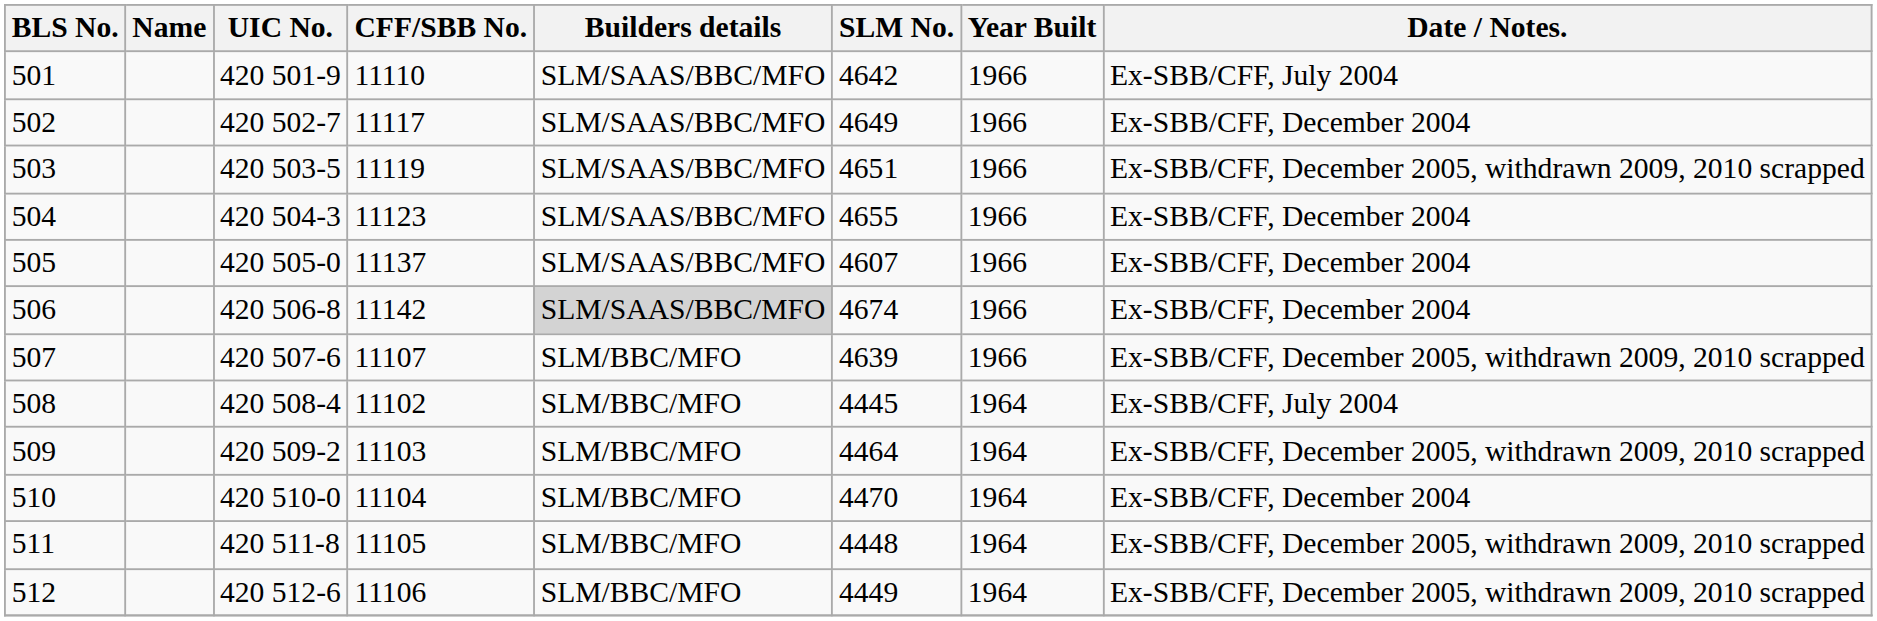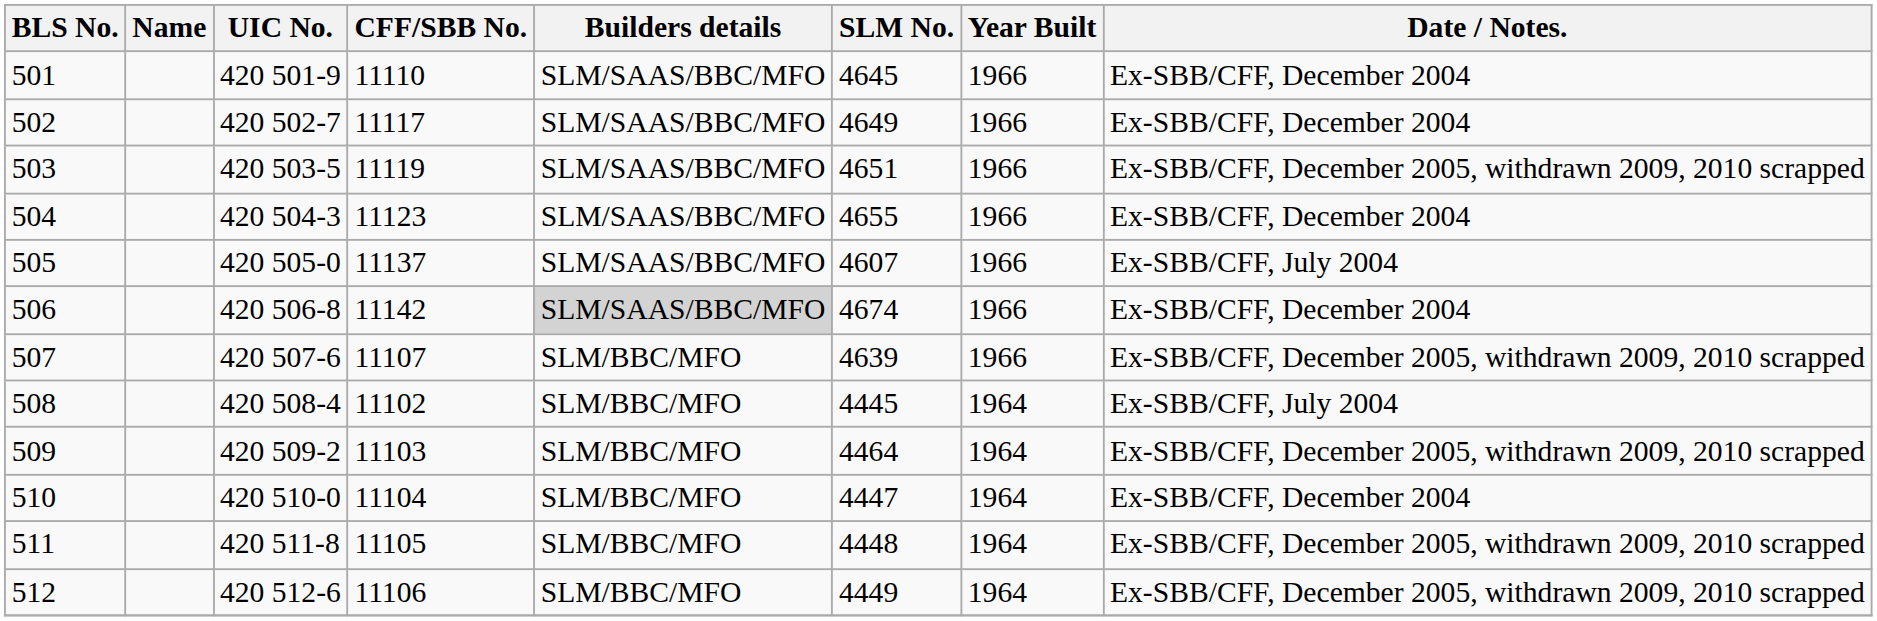(869, 74) 4642 -> (869, 74) 4645
(1254, 74) Ex-SBB/CFF, July 2004 -> (1290, 74) Ex-SBB/CFF, December 2004
(1290, 262) Ex-SBB/CFF, December 2004 -> (1254, 262) Ex-SBB/CFF, July 2004
(869, 497) 4470 -> (869, 497) 4447
